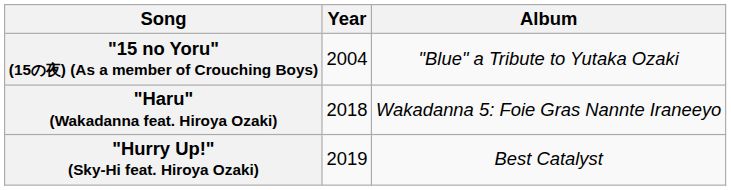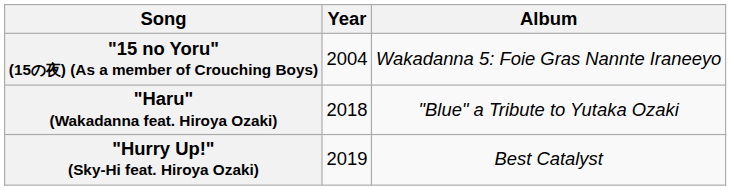(549, 59) "Blue" a Tribute to Yutaka Ozaki -> (549, 59) Wakadanna 5: Foie Gras Nannte Iraneeyo
(549, 109) Wakadanna 5: Foie Gras Nannte Iraneeyo -> (549, 109) "Blue" a Tribute to Yutaka Ozaki
